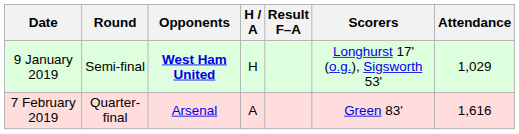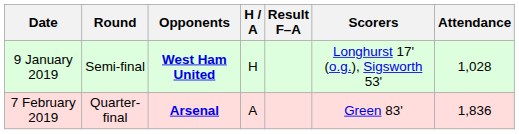(475, 66) 1,029 -> (475, 66) 1,028
(194, 110) normal -> (194, 110) bold
(475, 110) 1,616 -> (475, 110) 1,836
